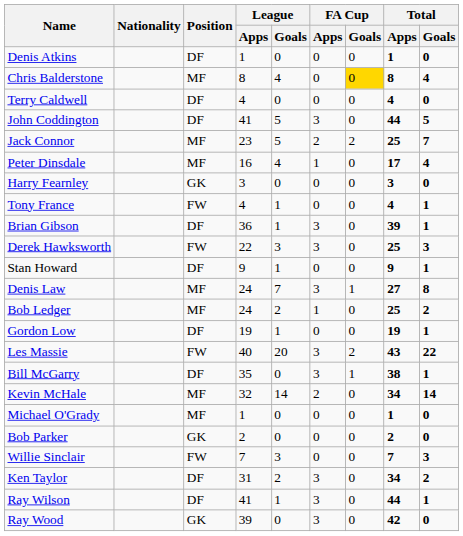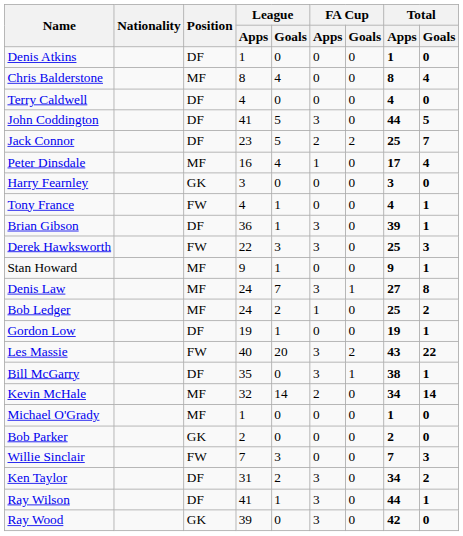(352, 78) gold background -> (352, 78) no background
(196, 141) MF -> (195, 141) DF
(195, 267) DF -> (196, 267) MF
